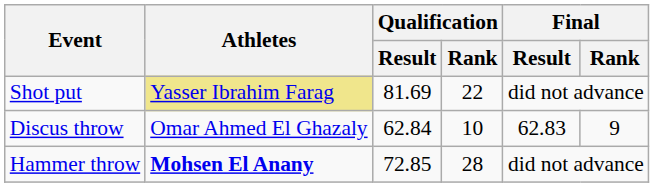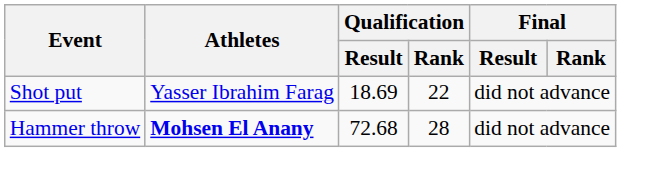(242, 93) khaki background -> (242, 93) no background
(407, 93) 81.69 -> (374, 93) 18.69
- row: (67, 128)
(407, 164) 72.85 -> (374, 128) 72.68
